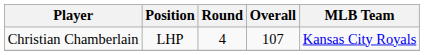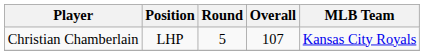(222, 38) 4 -> (222, 38) 5
